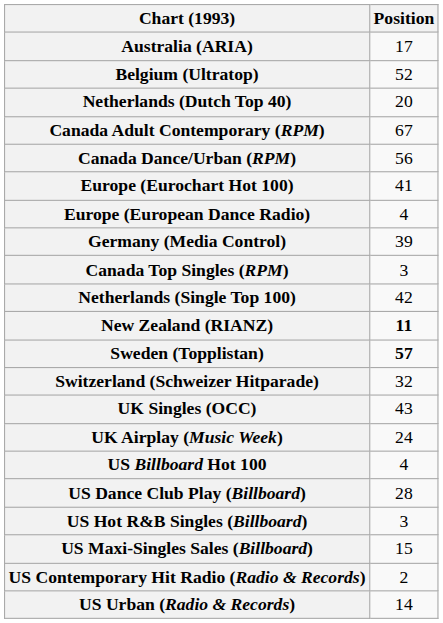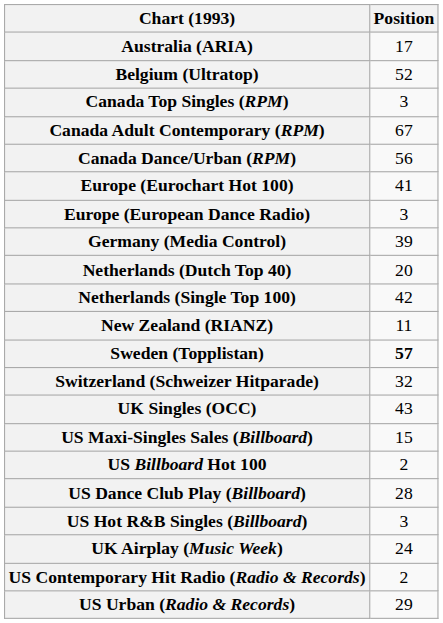rows swapped: (187, 269) <-> (187, 102)
(404, 213) 4 -> (404, 213) 3
(404, 325) bold -> (404, 325) normal
rows swapped: (187, 437) <-> (187, 548)
(404, 465) 4 -> (404, 465) 2
(404, 604) 14 -> (404, 604) 29
